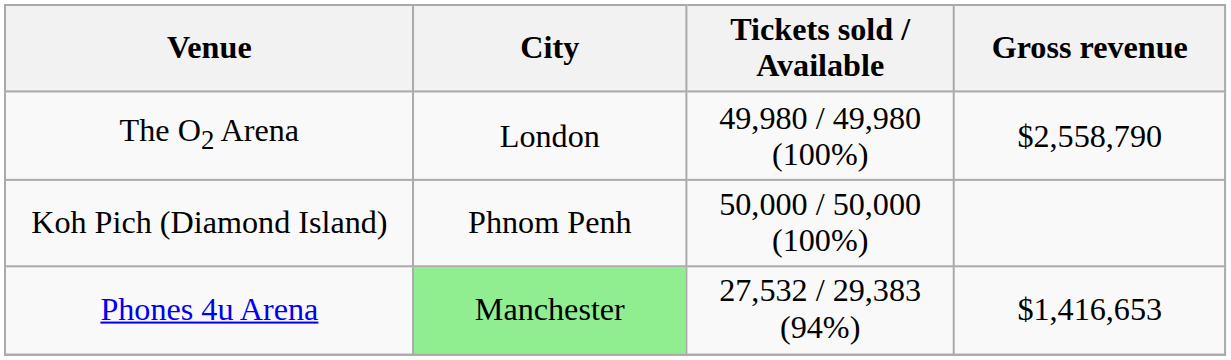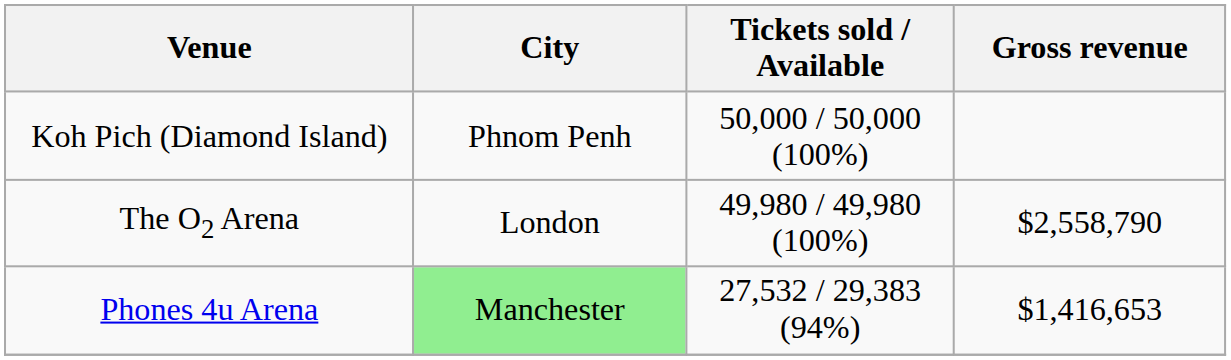rows swapped: (209, 135) <-> (209, 222)
